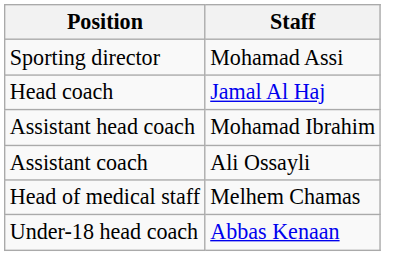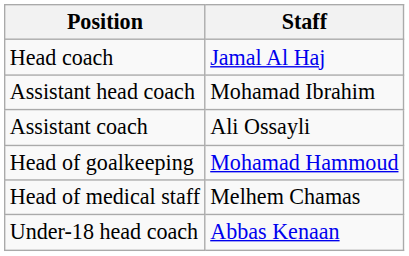- row: (85, 57)
+ row: (102, 162)
